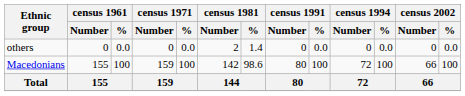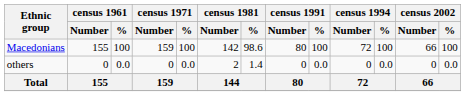rows swapped: (36, 64) <-> (20, 47)
